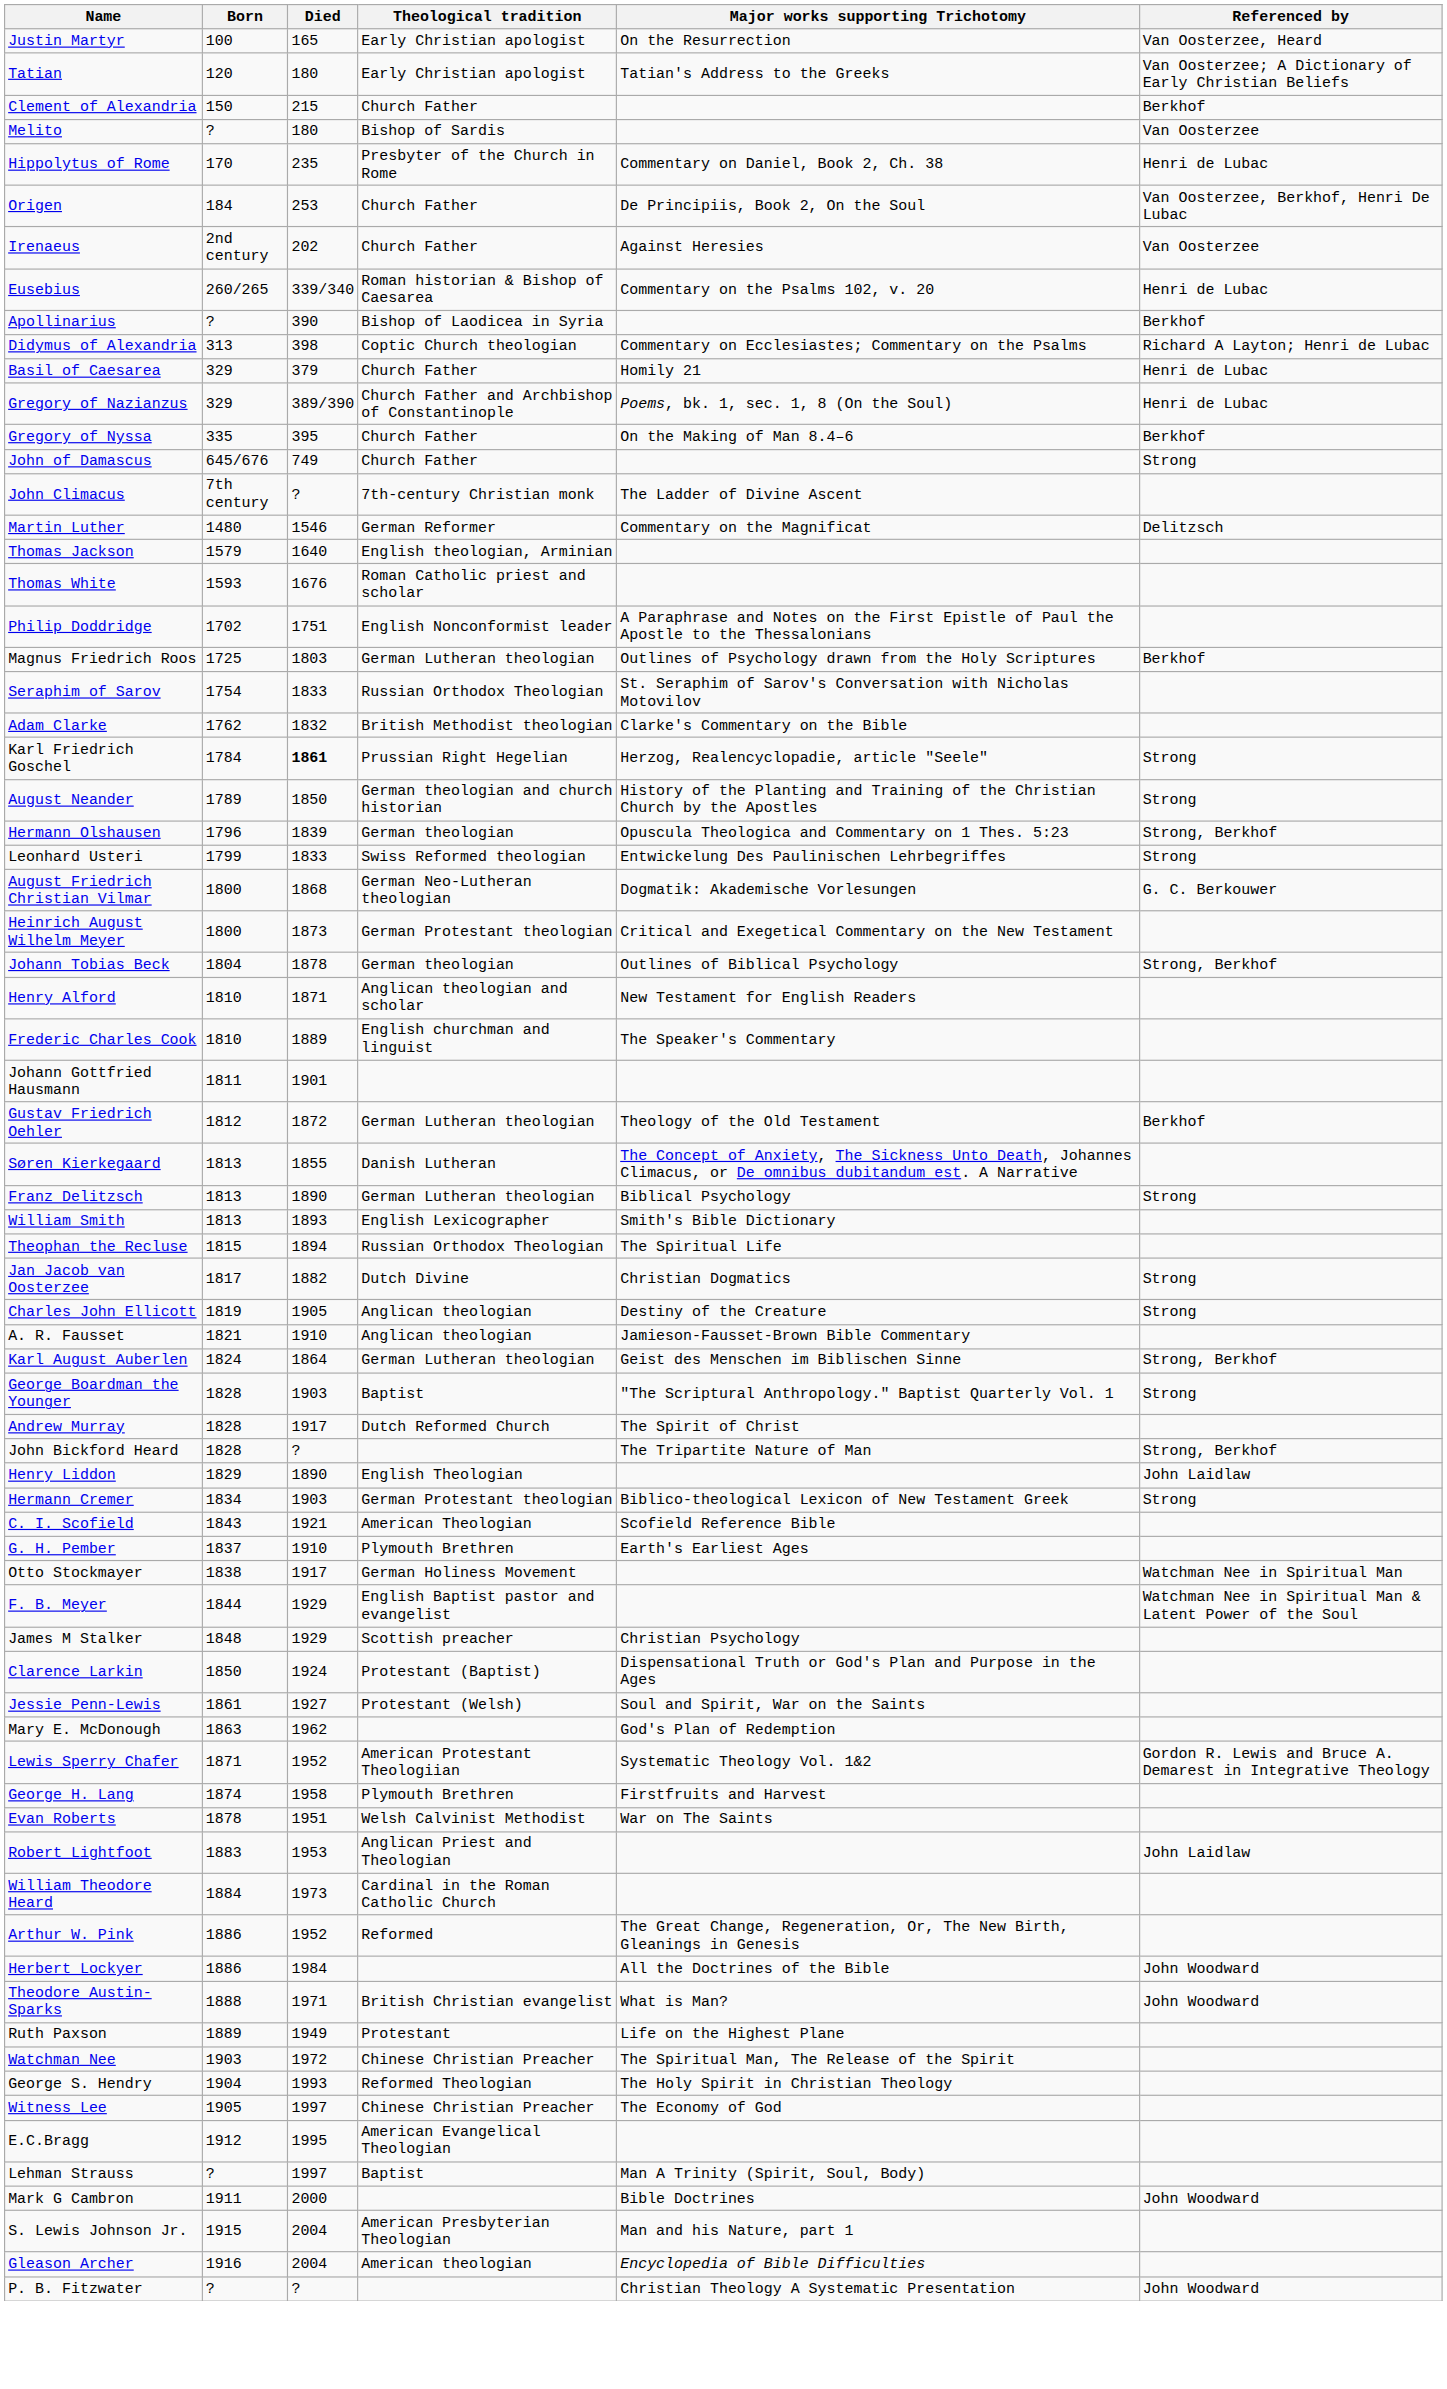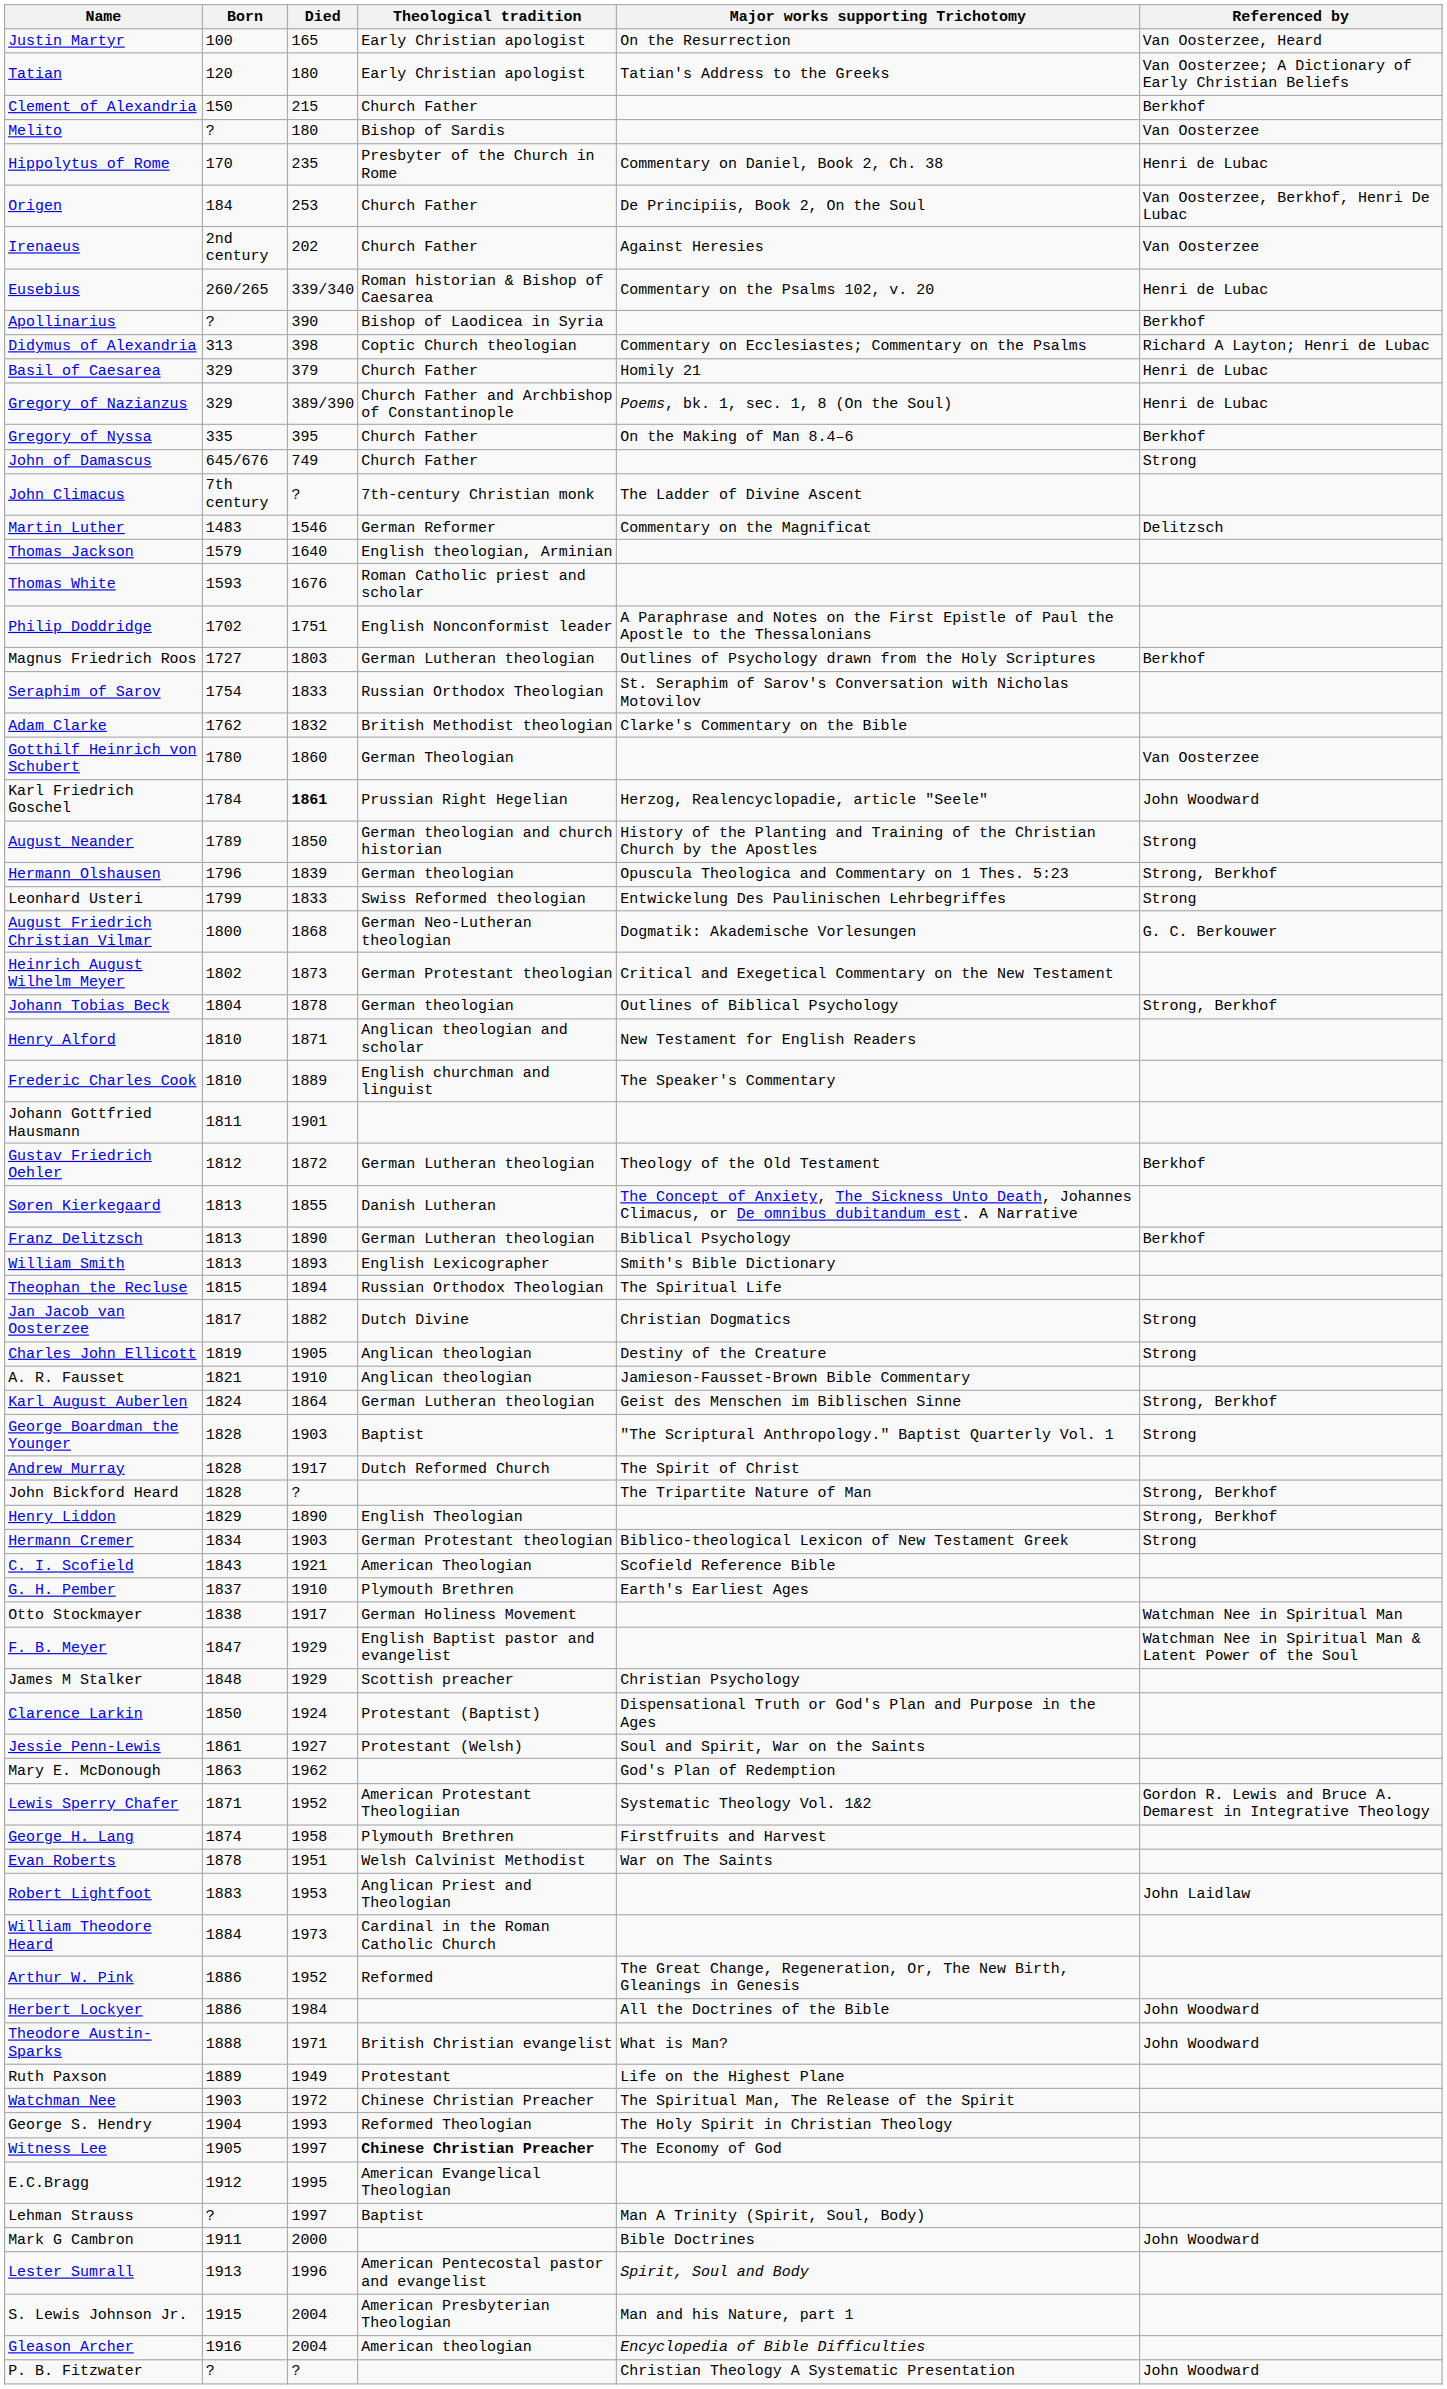(224, 527) 1480 -> (224, 527) 1483
(224, 659) 1725 -> (224, 659) 1727
+ row: (102, 758)
(1170, 758) Strong -> (1201, 800) John Woodward
(224, 932) 1800 -> (224, 973) 1802
(1170, 1197) Strong -> (1174, 1239) Berkhof
(1196, 1475) John Laidlaw -> (1210, 1517) Strong, Berkhof
(224, 1606) 1844 -> (224, 1648) 1847
(478, 2108) normal -> (478, 2150) bold
+ row: (71, 2273)
